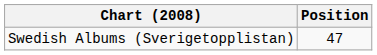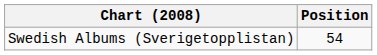(335, 39) 47 -> (335, 39) 54
